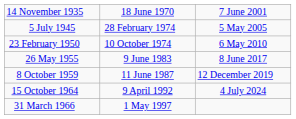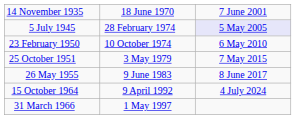(243, 28) no background -> (243, 28) lavender background
+ row: (41, 59)
- row: (42, 75)
